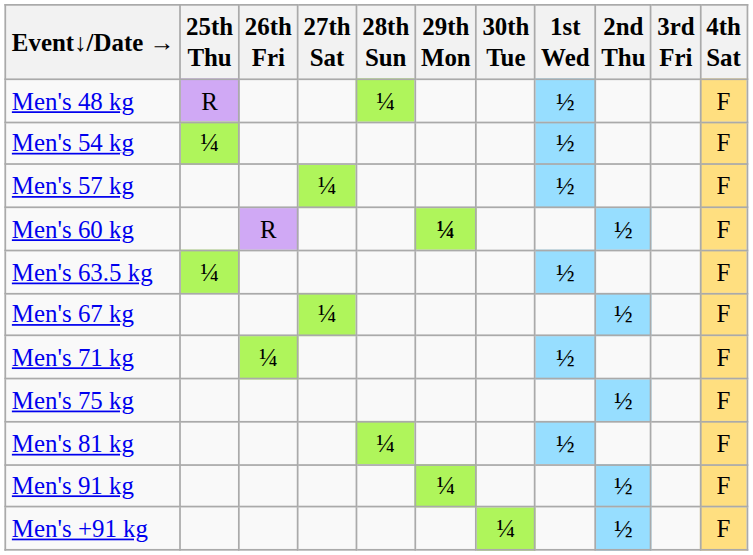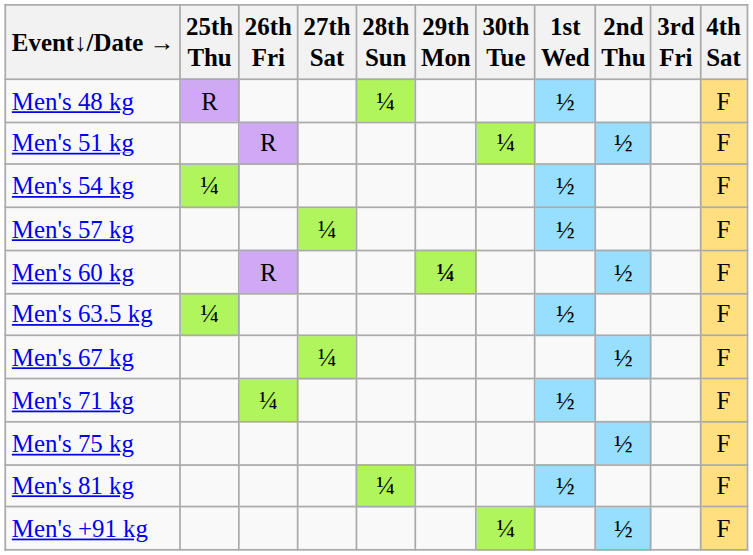+ row: (73, 143)
- row: (73, 486)
